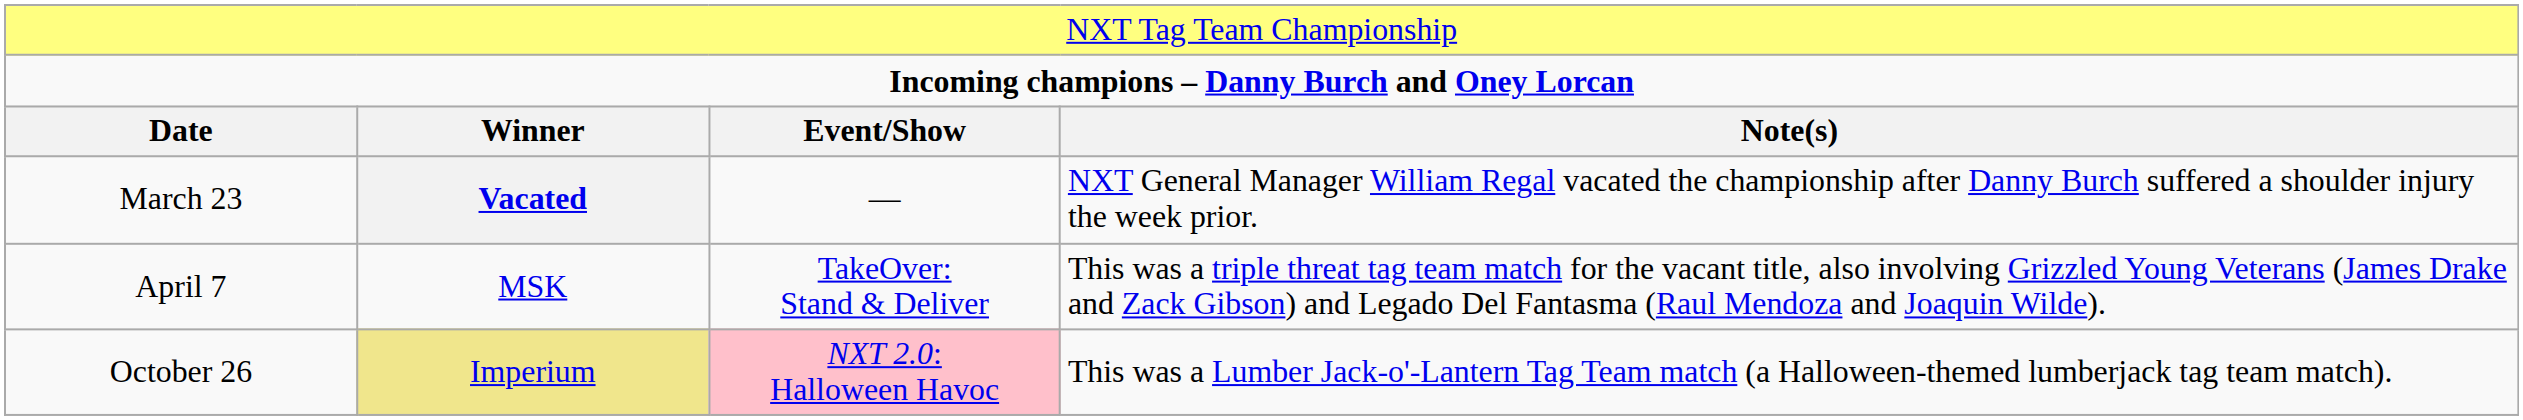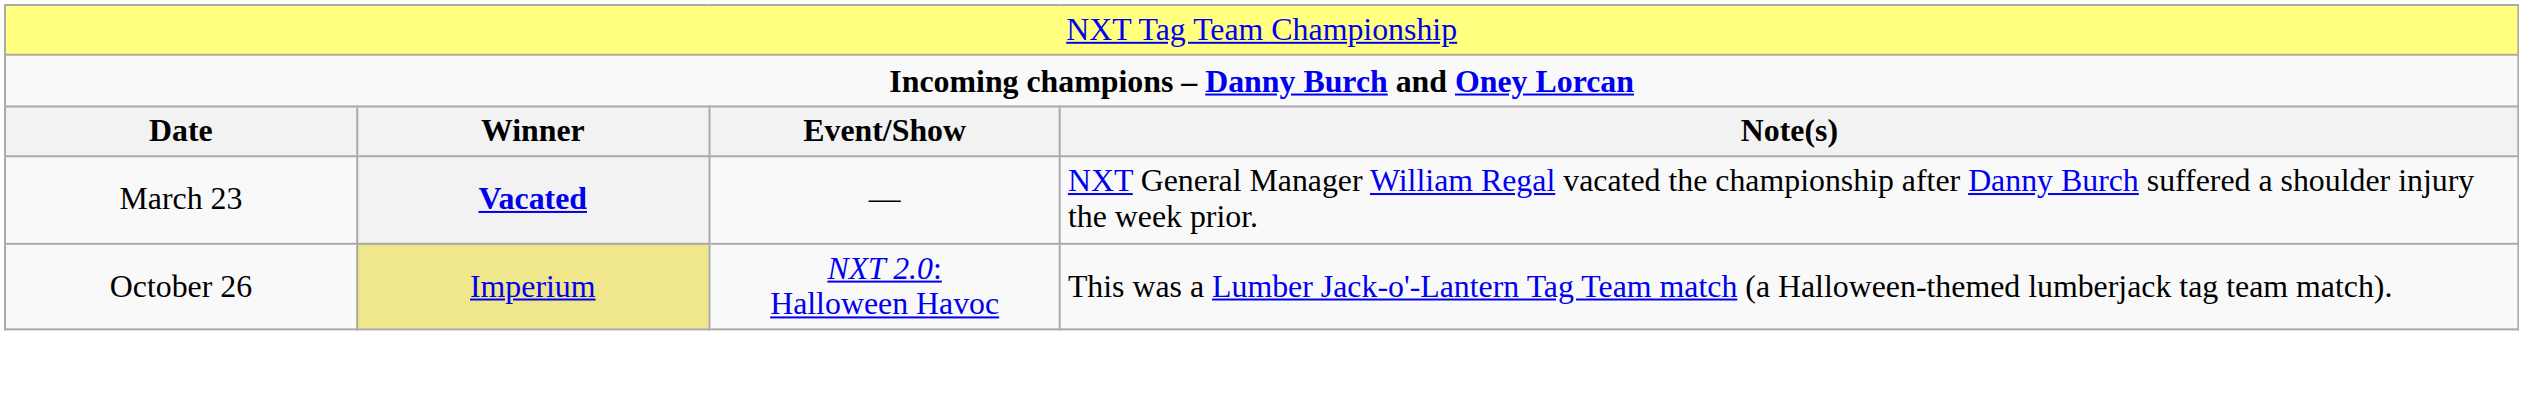- row: (181, 285)
(885, 371) pink background -> (885, 285) no background
